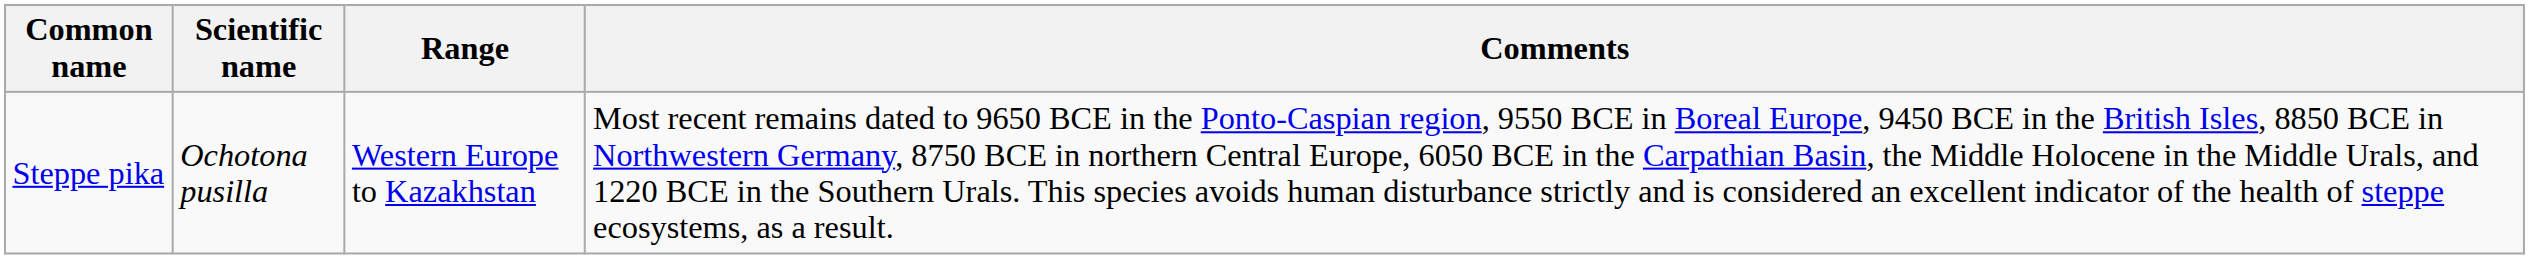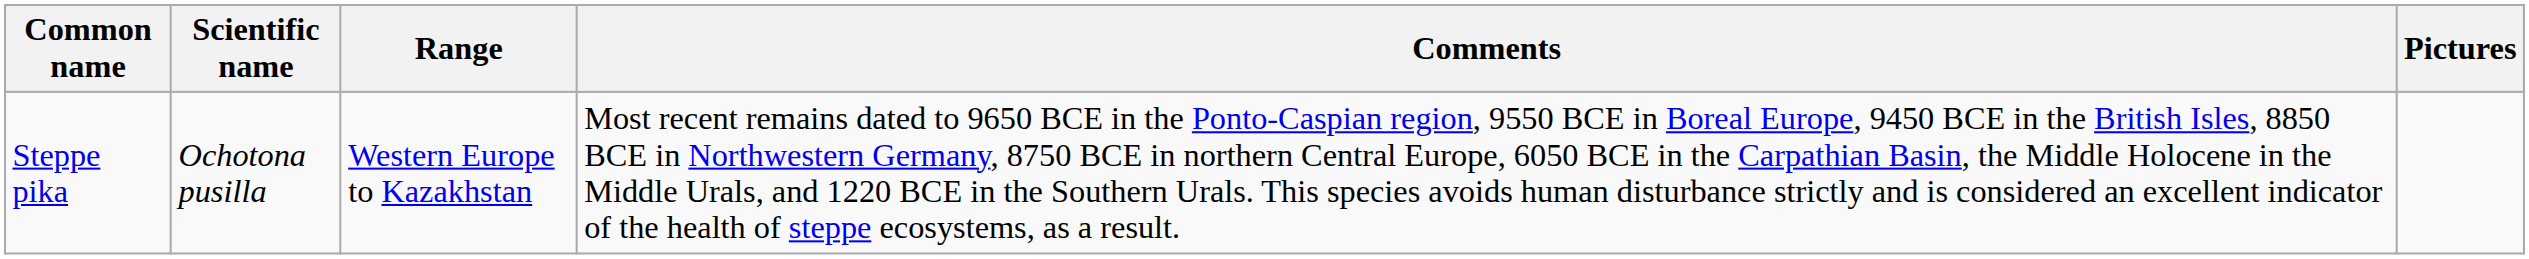+ column: (2460, 48)
